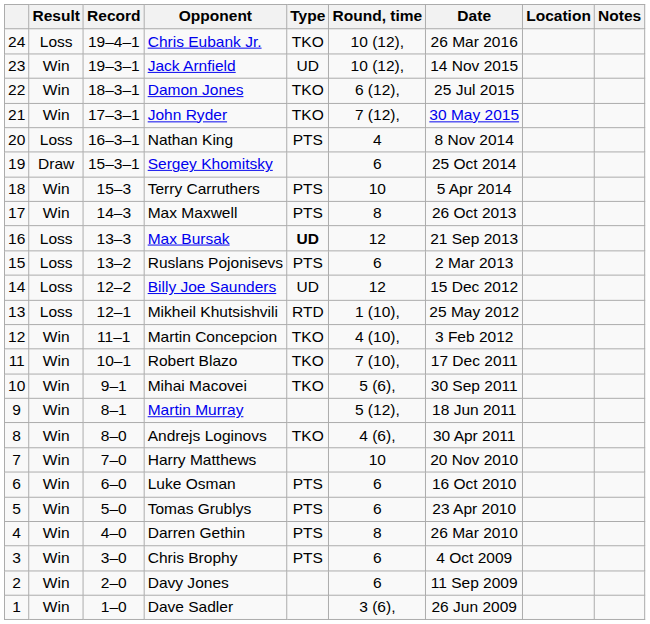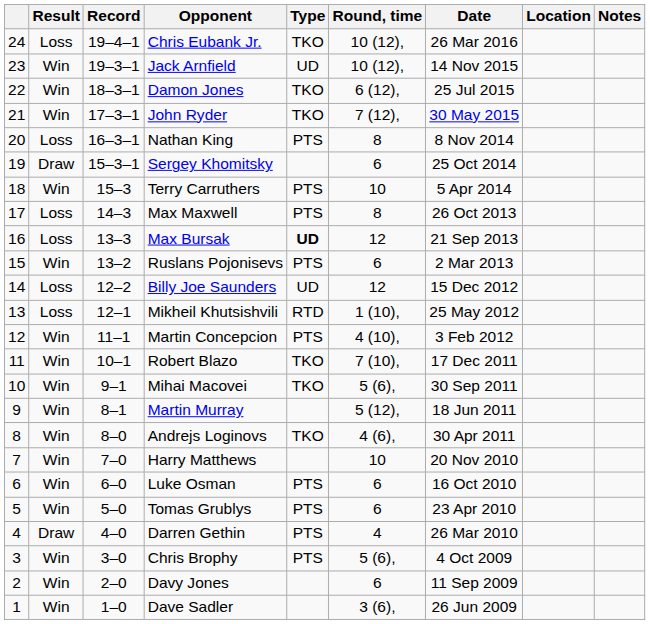(377, 139) 4 -> (377, 139) 8
(56, 213) Win -> (56, 213) Loss
(56, 262) Loss -> (56, 262) Win
(308, 336) TKO -> (308, 336) PTS
(56, 533) Win -> (56, 533) Draw
(377, 533) 8 -> (377, 533) 4
(377, 558) 6 -> (377, 558) 5 (6),
